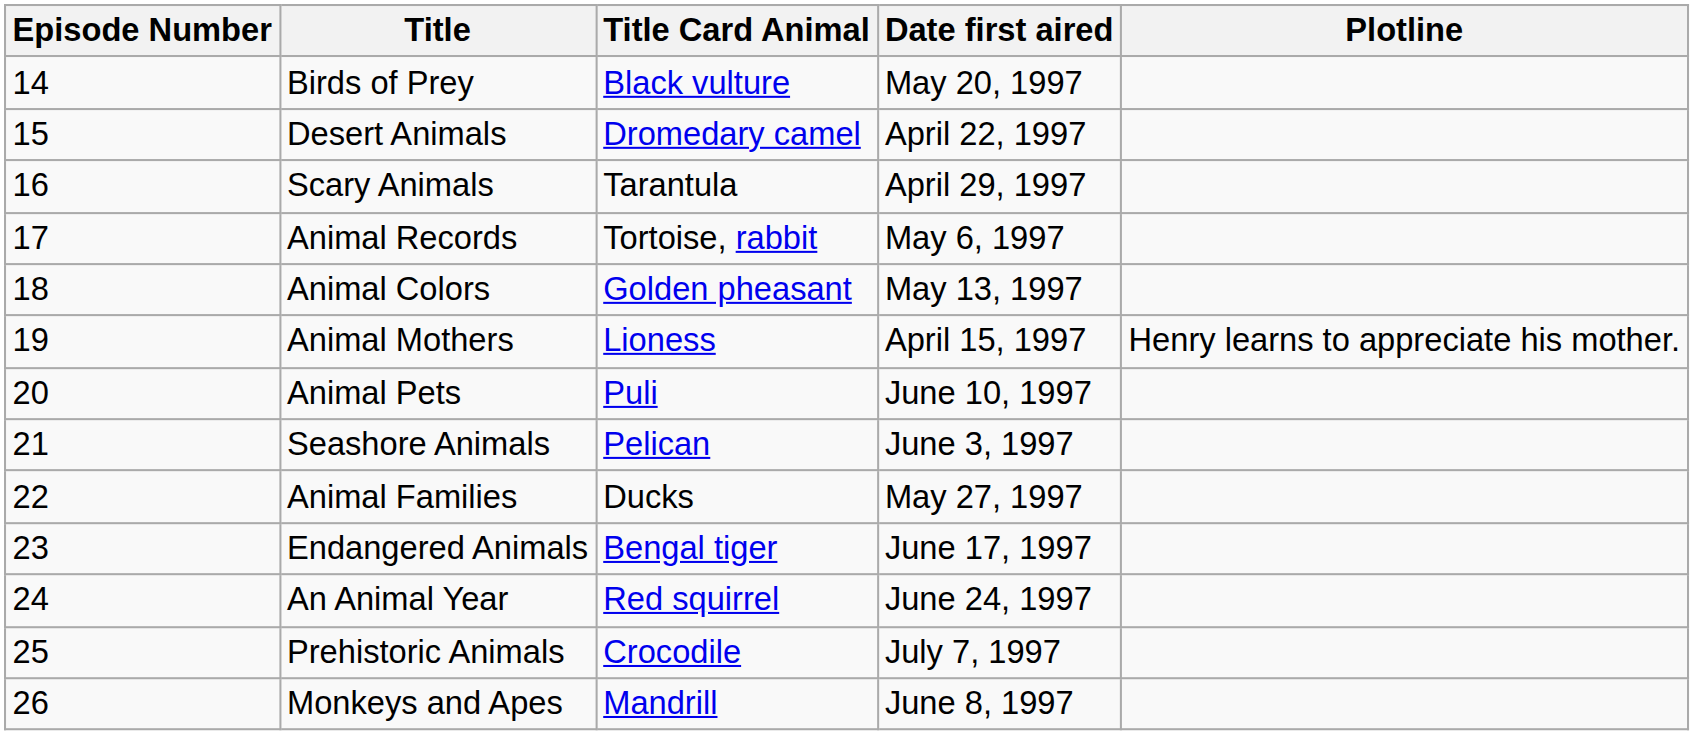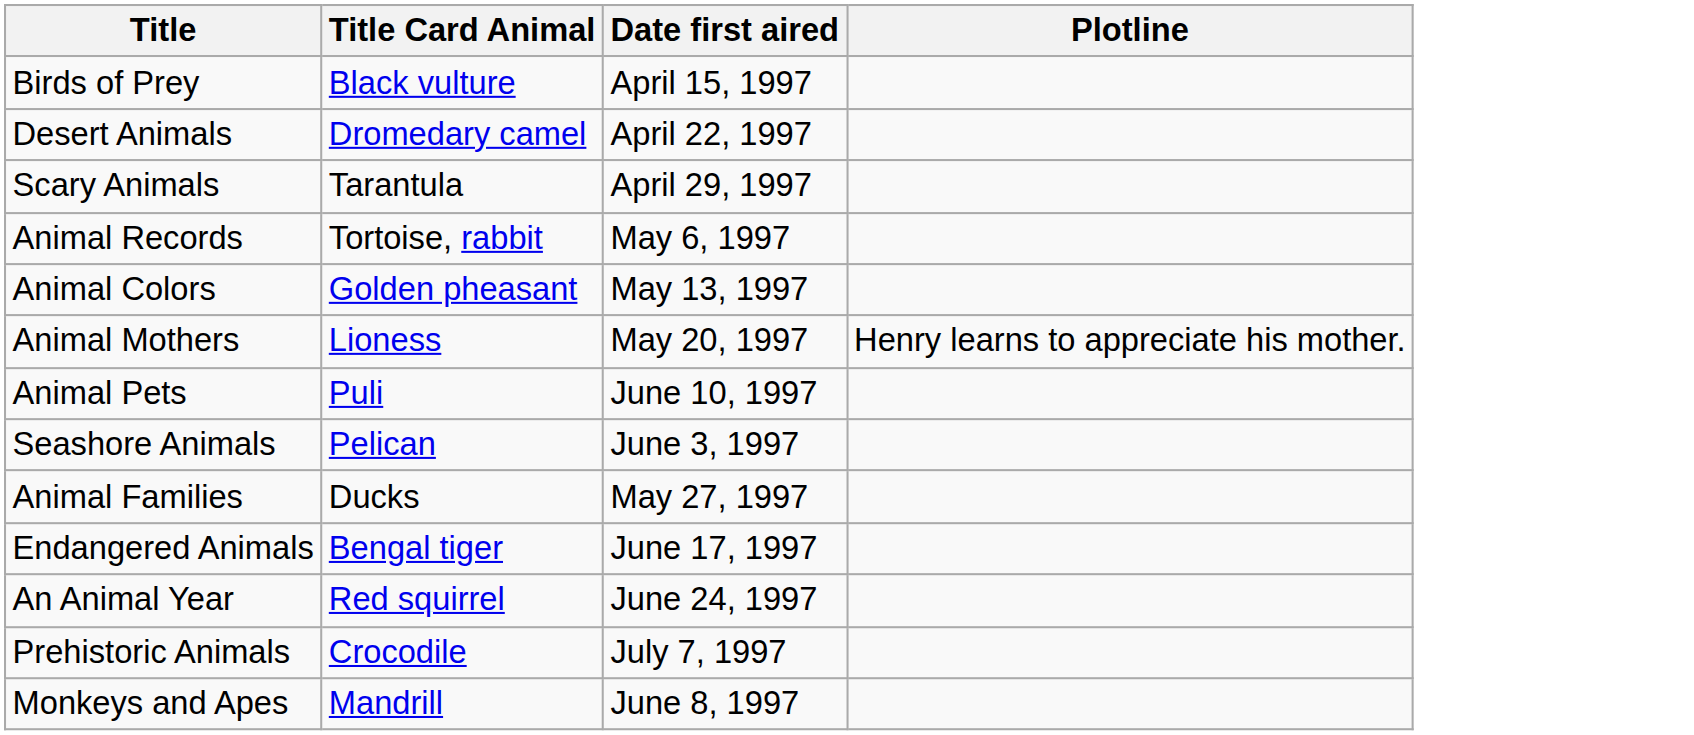- column: (142, 30)
(984, 82) May 20, 1997 -> (711, 82) April 15, 1997
(986, 340) April 15, 1997 -> (709, 340) May 20, 1997
